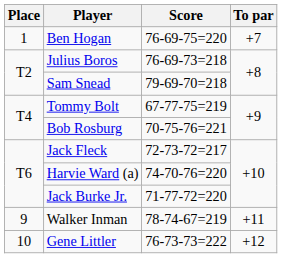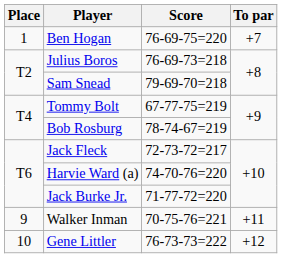(186, 128) 70-75-76=221 -> (186, 128) 78-74-67=219
(186, 219) 78-74-67=219 -> (186, 219) 70-75-76=221
